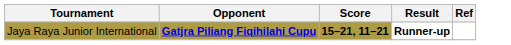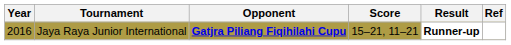+ column: (19, 14)
(355, 31) bold -> (385, 31) normal
